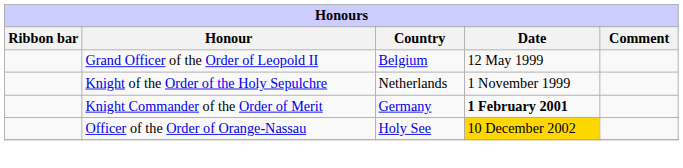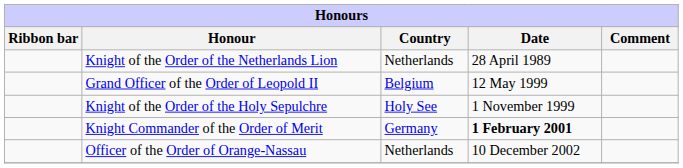+ row: (211, 60)
(413, 83) Netherlands -> (411, 106) Holy See
(405, 128) Holy See -> (419, 151) Netherlands
(522, 128) gold background -> (526, 151) no background
